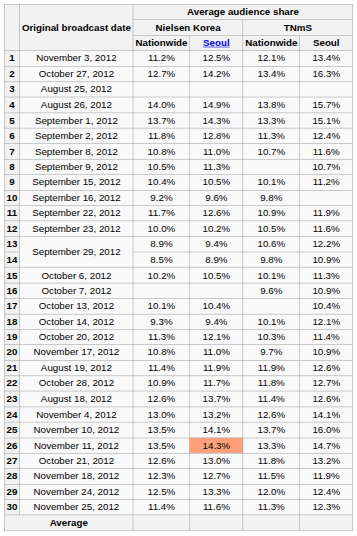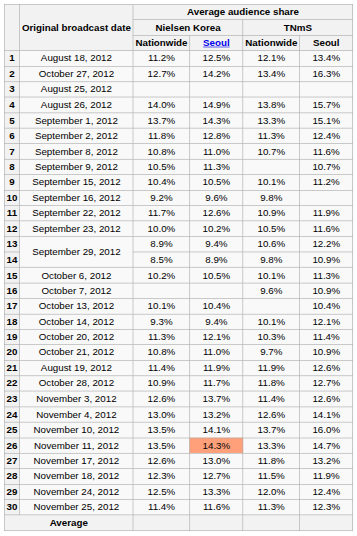(76, 58) November 3, 2012 -> (76, 58) August 18, 2012
(76, 352) November 17, 2012 -> (76, 352) October 21, 2012
(76, 399) August 18, 2012 -> (76, 399) November 3, 2012
(76, 461) October 21, 2012 -> (76, 461) November 17, 2012
